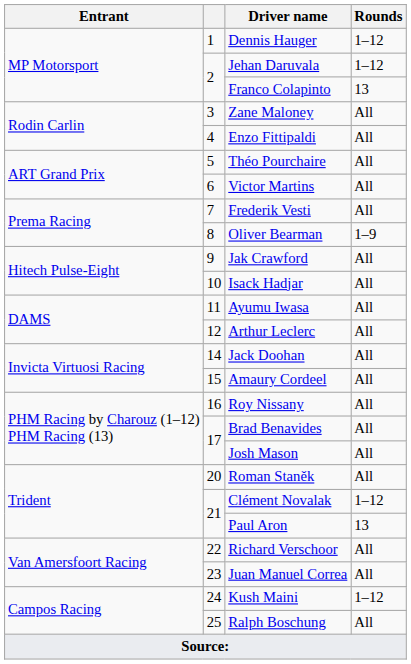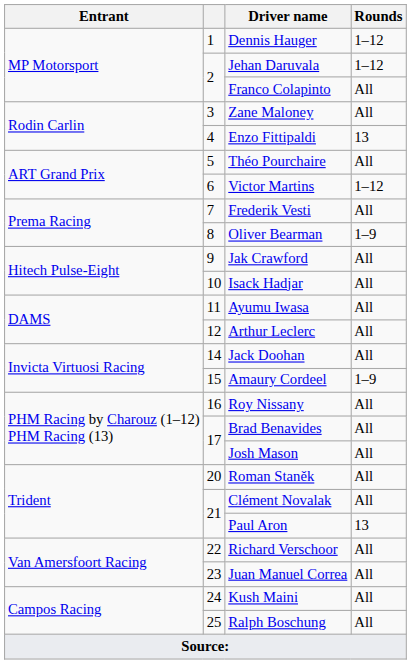(362, 88) 13 -> (364, 88) All
(364, 137) All -> (362, 137) 13
(364, 185) All -> (369, 185) 1–12
(364, 379) All -> (365, 379) 1–9
(369, 500) 1–12 -> (364, 500) All
(369, 597) 1–12 -> (364, 597) All
